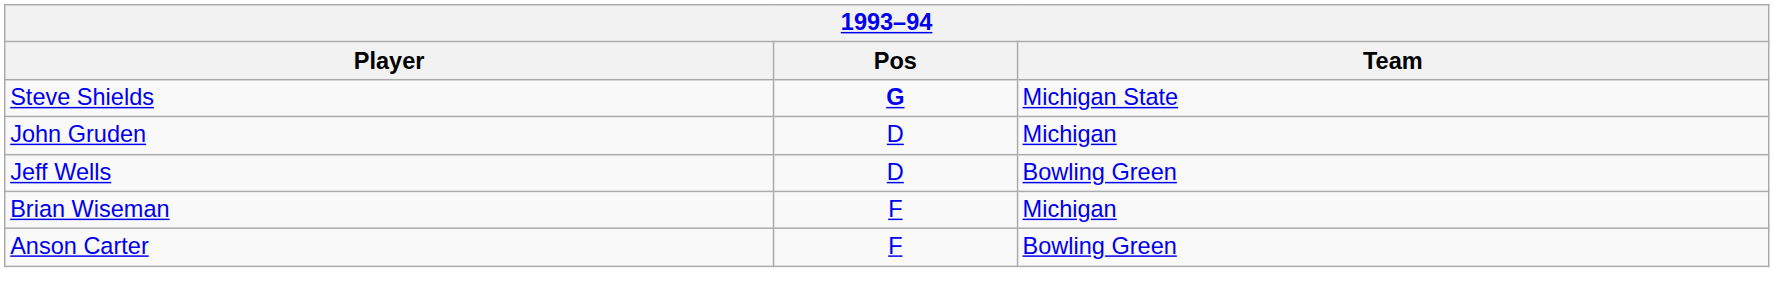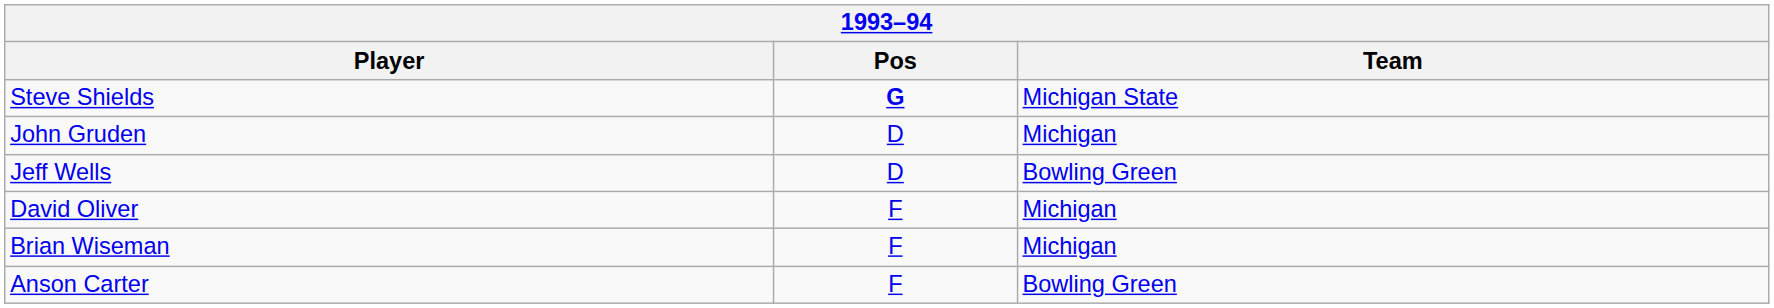+ row: (74, 209)
